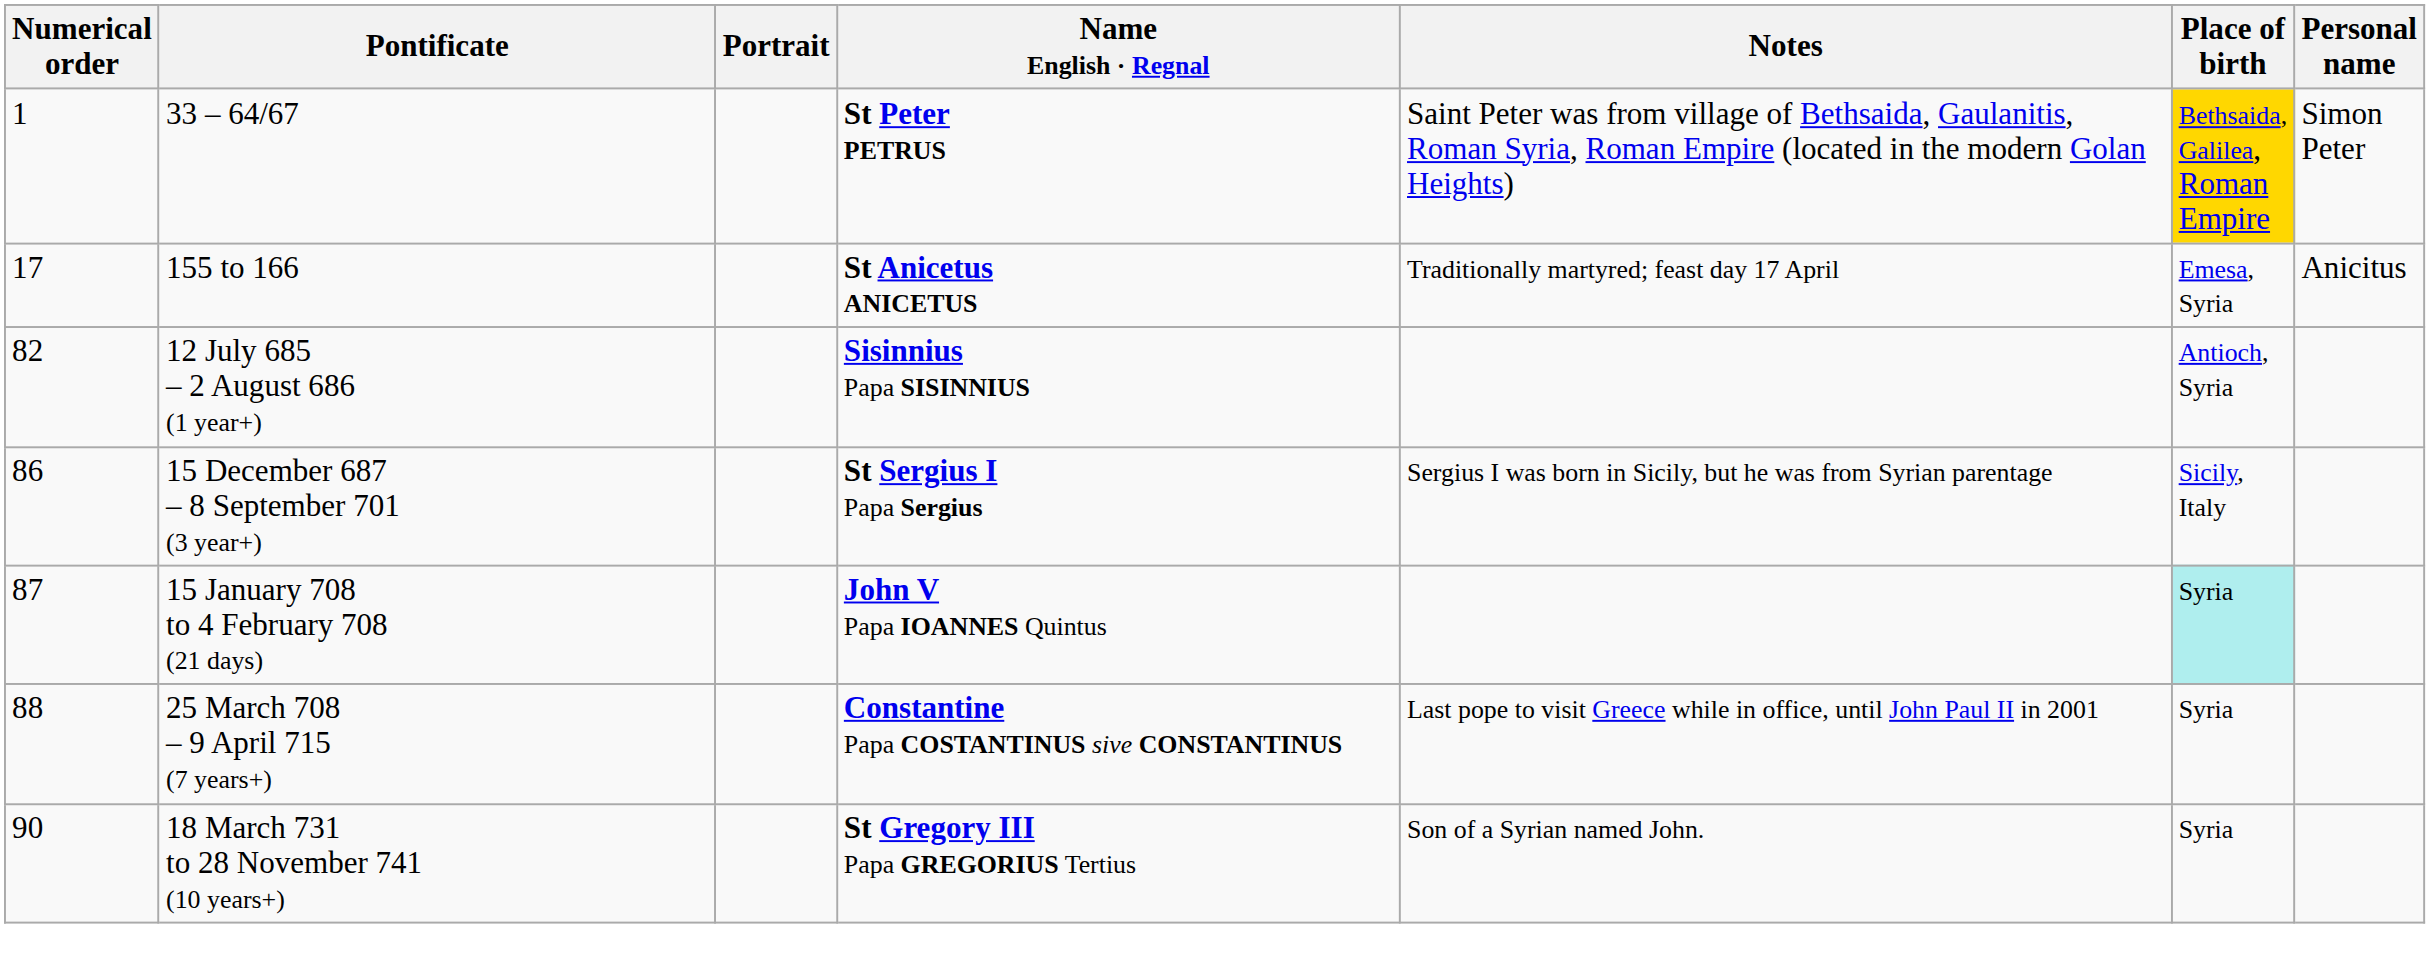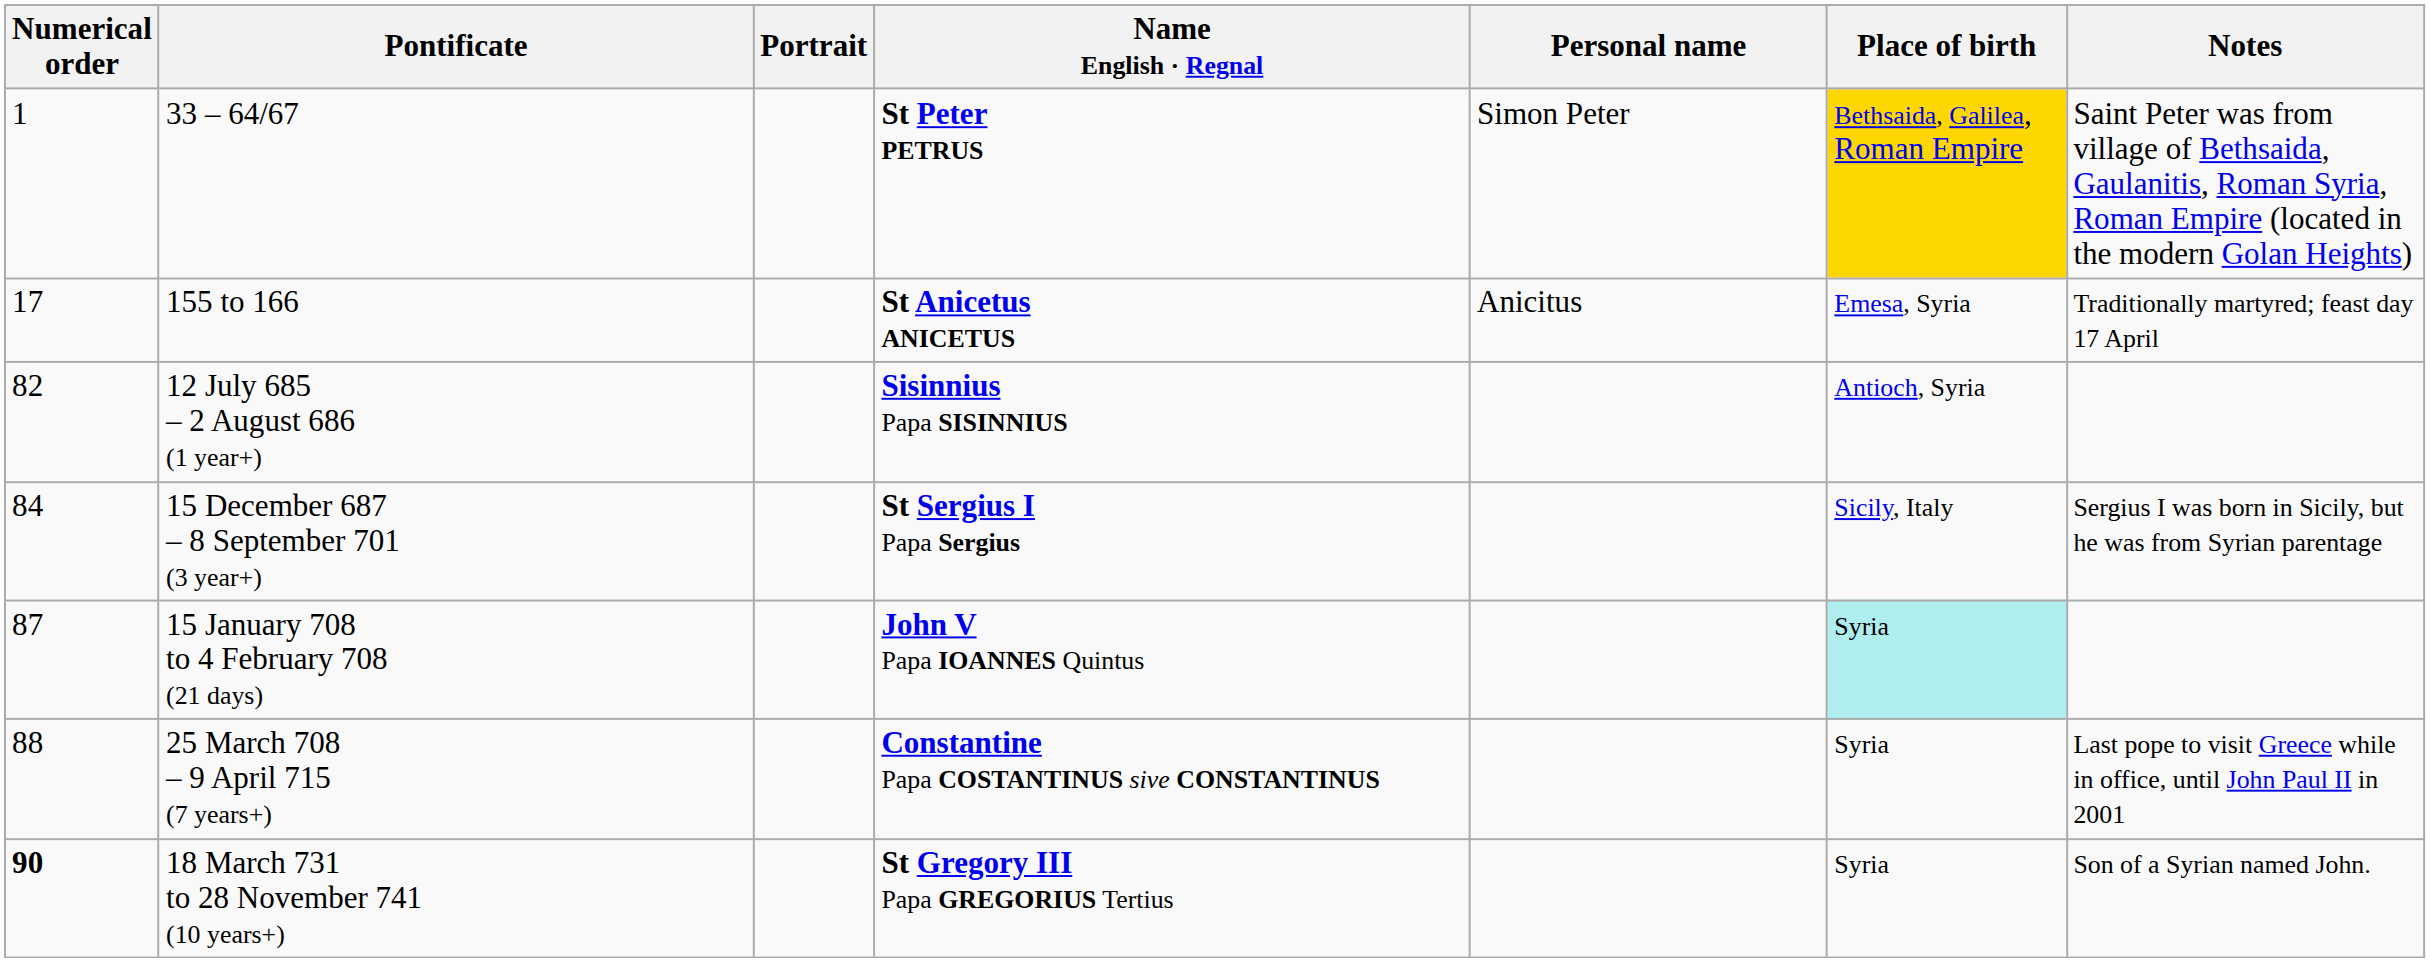columns swapped: (2359, 46) <-> (1786, 46)
(28, 470) 86 -> (28, 505) 84
(28, 827) normal -> (28, 862) bold
